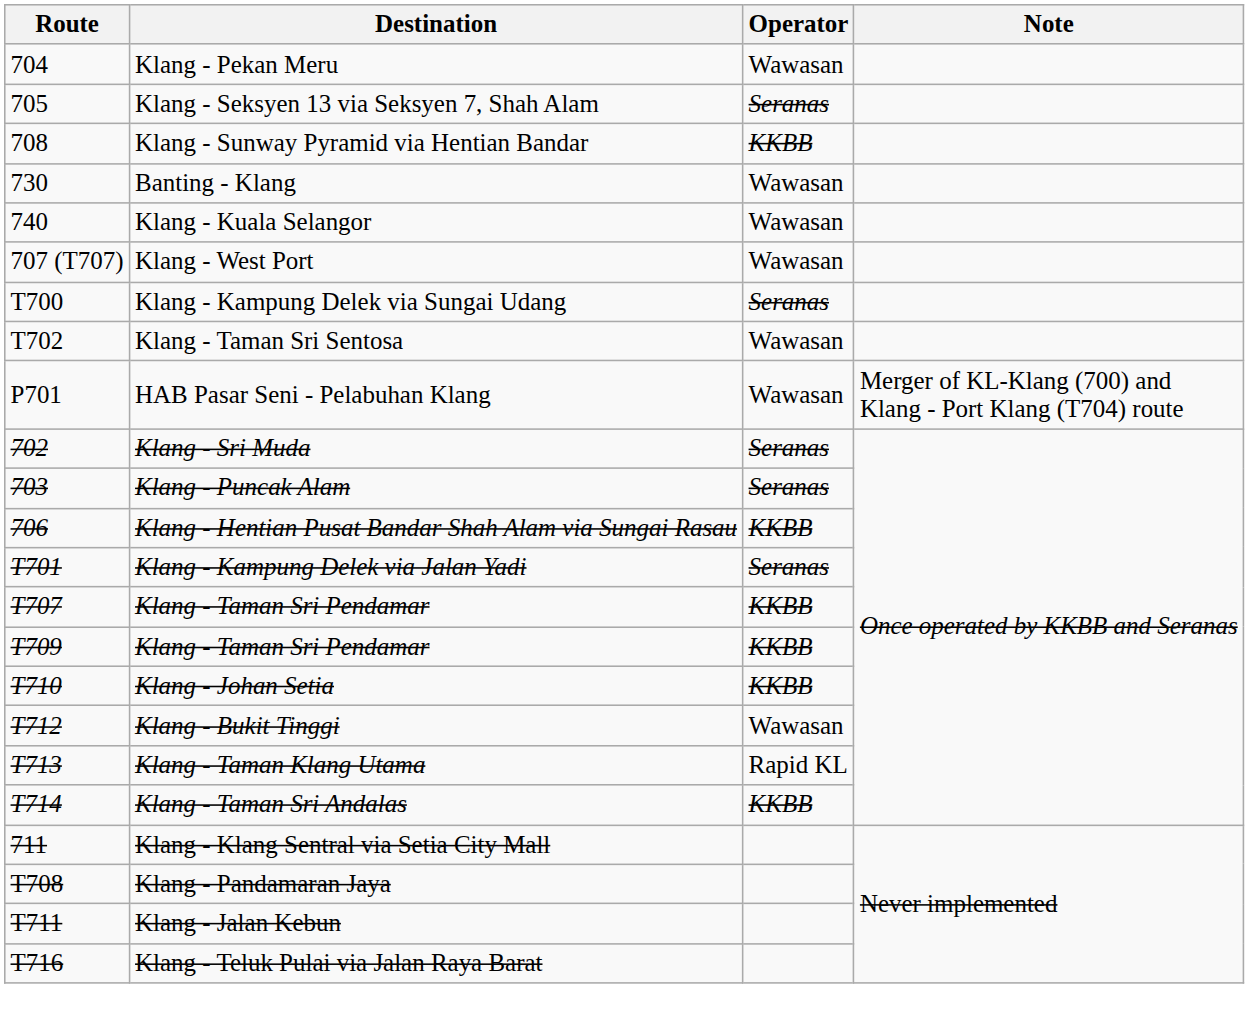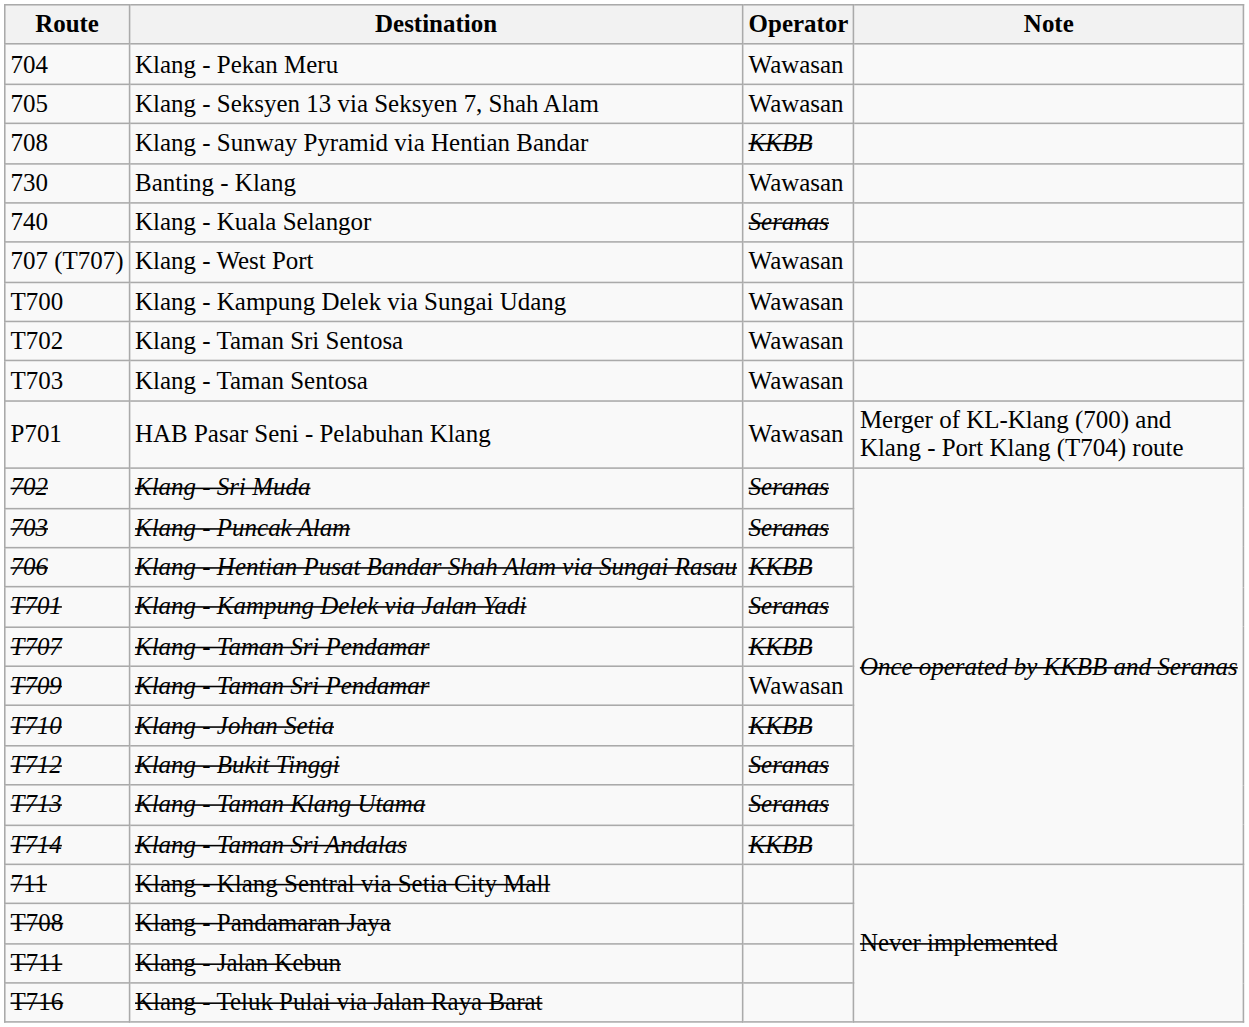(789, 103) Seranas -> (796, 103) Wawasan
(796, 222) Wawasan -> (789, 222) Seranas
(789, 301) Seranas -> (796, 301) Wawasan
+ row: (37, 380)
(780, 646) KKBB -> (796, 685) Wawasan
(796, 725) Wawasan -> (789, 764) Seranas
(798, 764) Rapid KL -> (789, 804) Seranas
